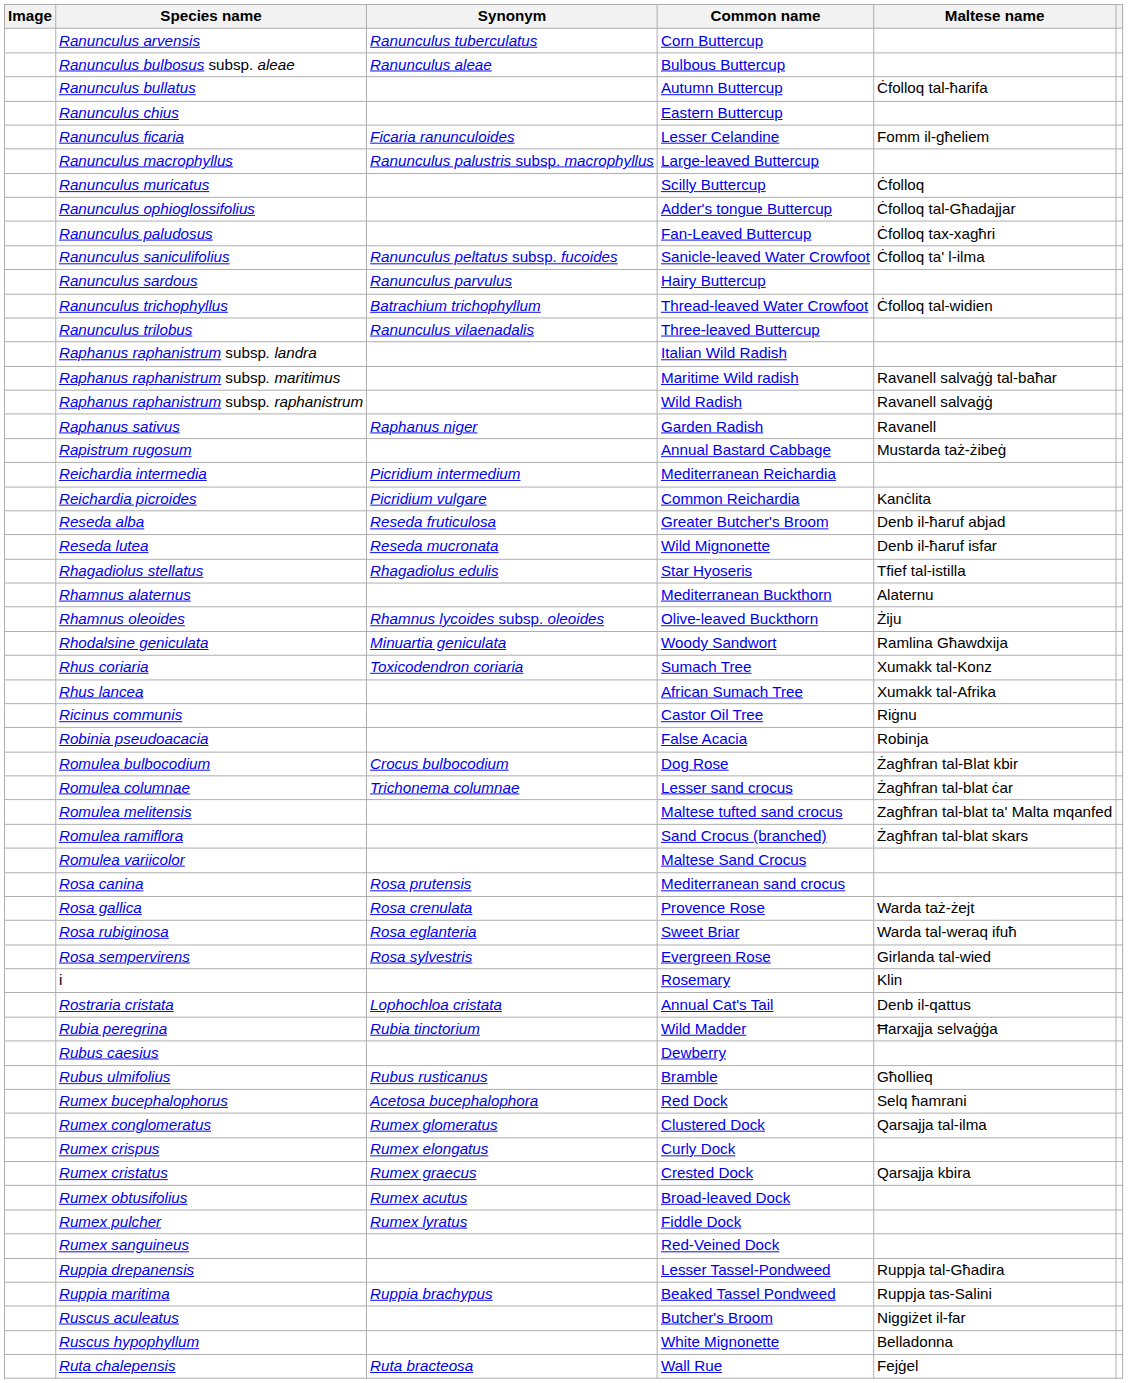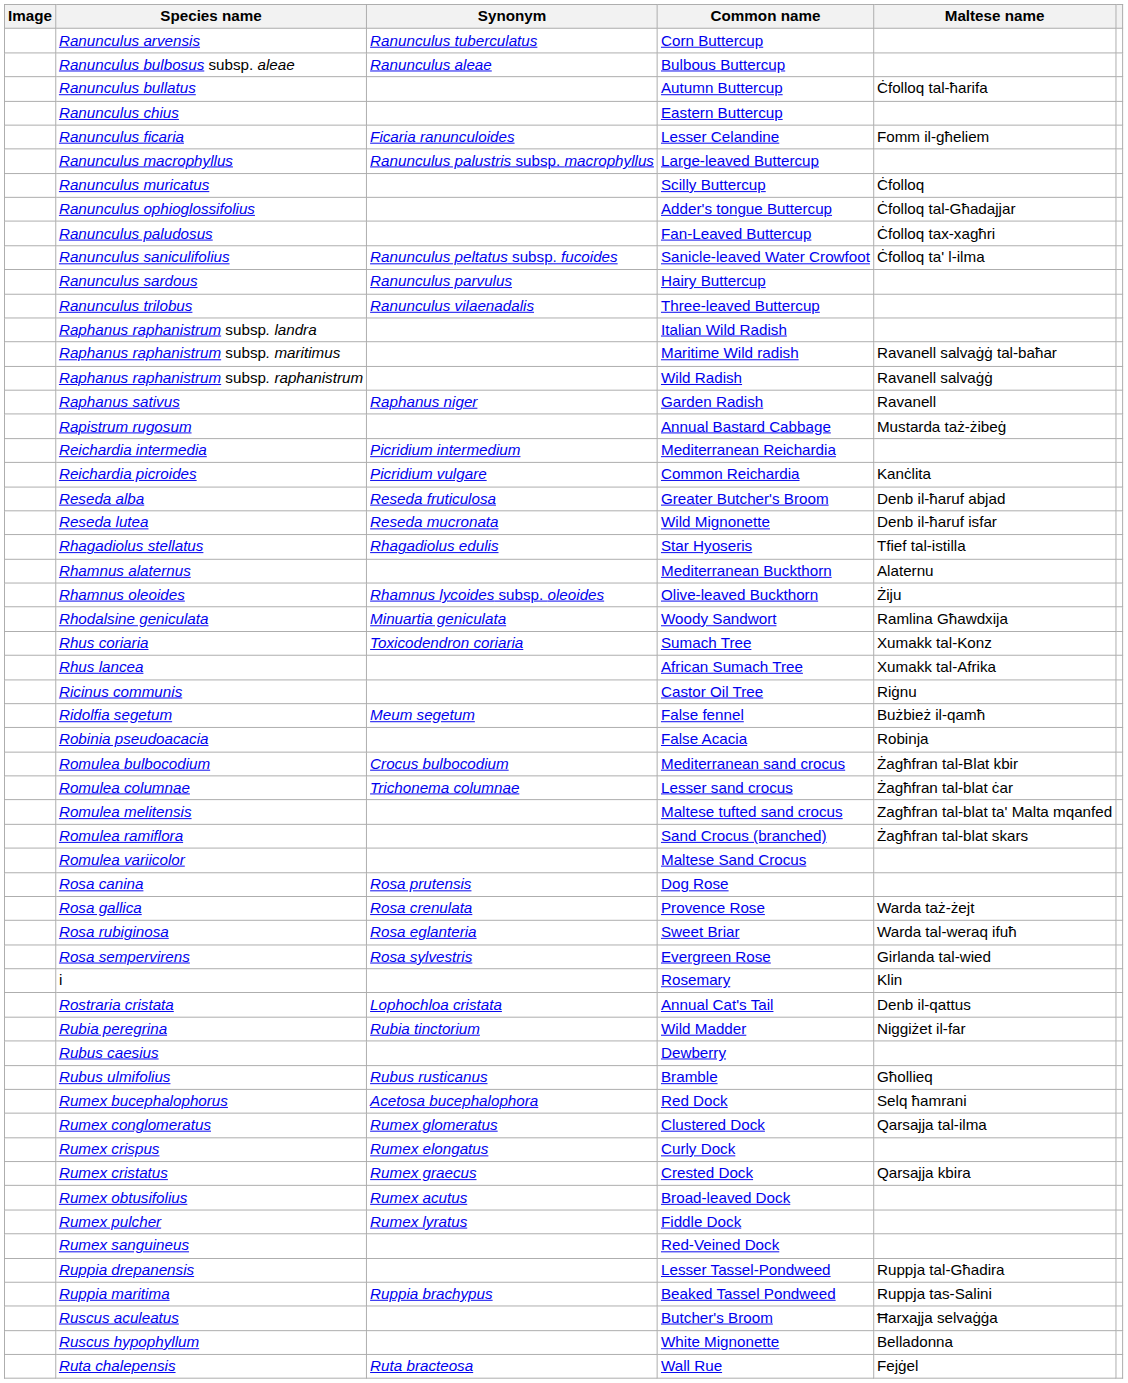- row: (143, 305)
+ row: (116, 715)
(695, 763) Dog Rose -> (753, 763) Mediterranean sand crocus
(753, 884) Mediterranean sand crocus -> (695, 884) Dog Rose
(937, 1029) Ħarxajja selvaġġa -> (921, 1029) Niggiżet il-far
(921, 1318) Niggiżet il-far -> (937, 1318) Ħarxajja selvaġġa
